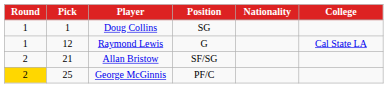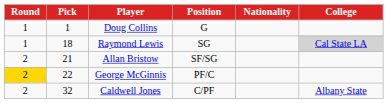(204, 28) SG -> (204, 28) G
(67, 43) 12 -> (67, 43) 18
(204, 43) G -> (204, 43) SG
(341, 43) no background -> (341, 43) lightgrey background
(67, 75) 25 -> (67, 75) 22
+ row: (131, 91)
